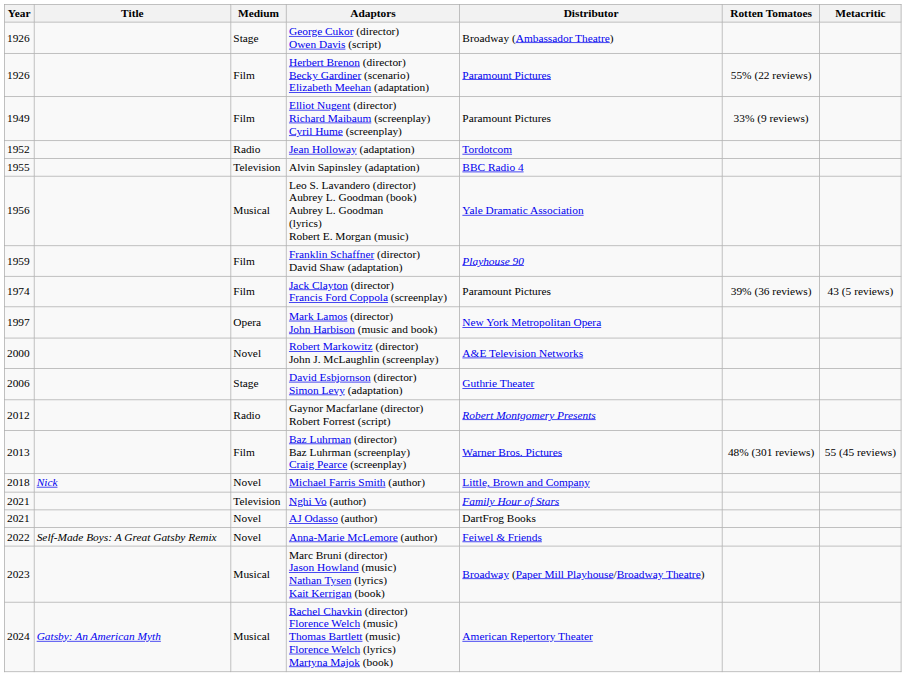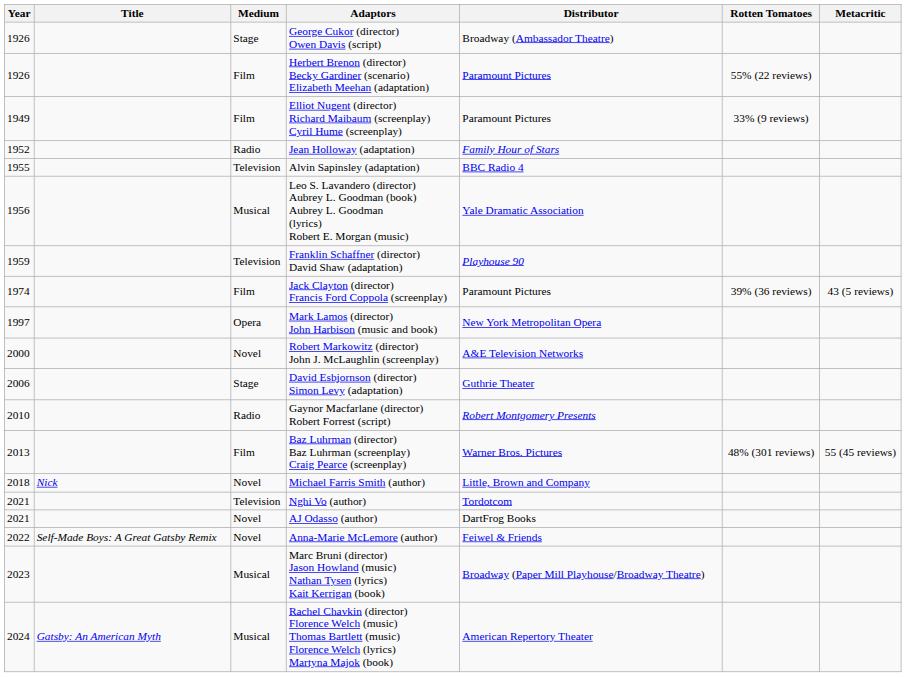(487, 149) Tordotcom -> (511, 149) Family Hour of Stars
(244, 261) Film -> (257, 261) Television
(18, 415) 2012 -> (18, 415) 2010
(511, 501) Family Hour of Stars -> (487, 501) Tordotcom
